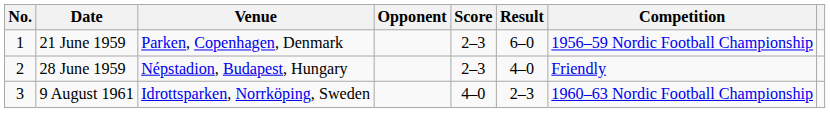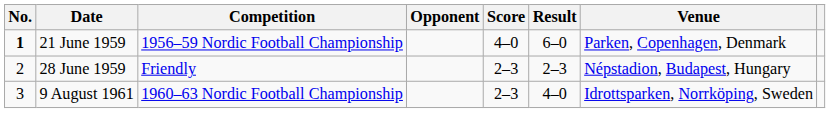columns swapped: (256, 17) <-> (682, 17)
(20, 42) normal -> (20, 42) bold
(473, 42) 2–3 -> (506, 42) 4–0
(522, 68) 4–0 -> (555, 68) 2–3
(473, 94) 4–0 -> (506, 94) 2–3
(522, 94) 2–3 -> (555, 94) 4–0
